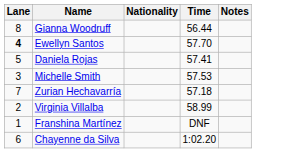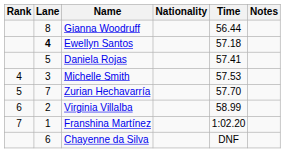+ column: (19, 12)
(199, 44) 57.70 -> (229, 44) 57.18
(199, 92) 57.18 -> (229, 92) 57.70
(199, 124) DNF -> (229, 124) 1:02.20
(199, 140) 1:02.20 -> (229, 140) DNF
